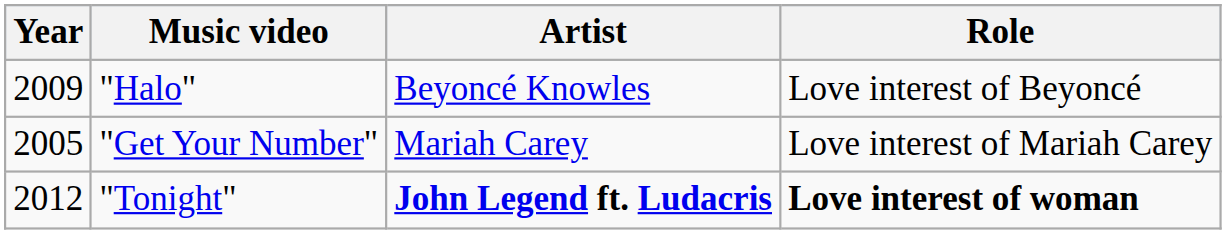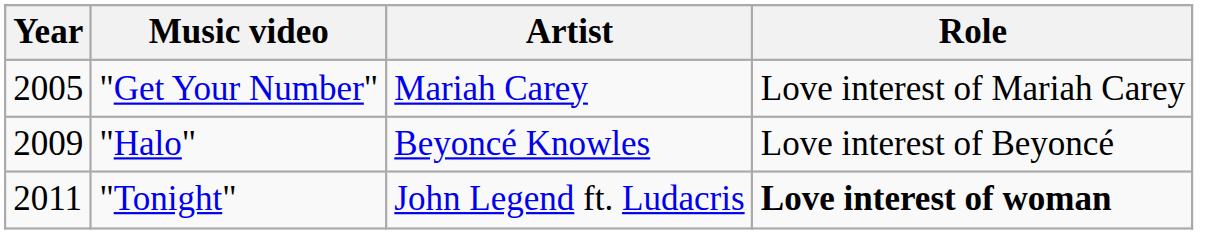rows swapped: (239, 143) <-> (148, 87)
(48, 198) 2012 -> (48, 198) 2011
(583, 198) bold -> (569, 198) normal
